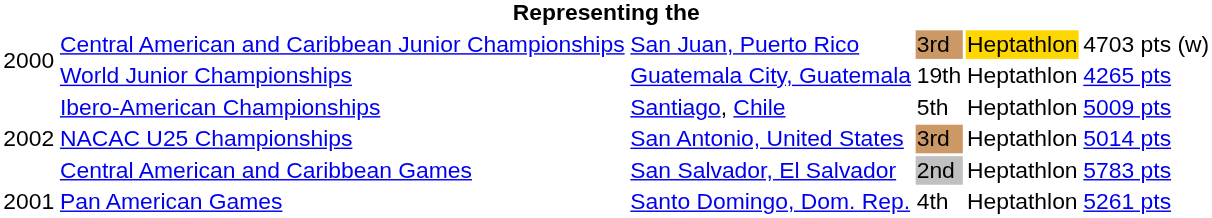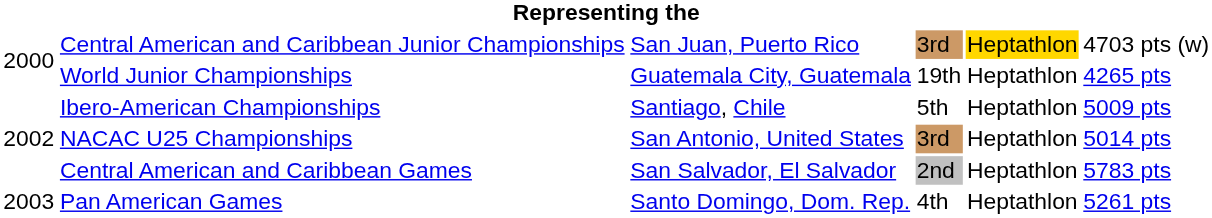(29, 201) 2001 -> (29, 201) 2003
